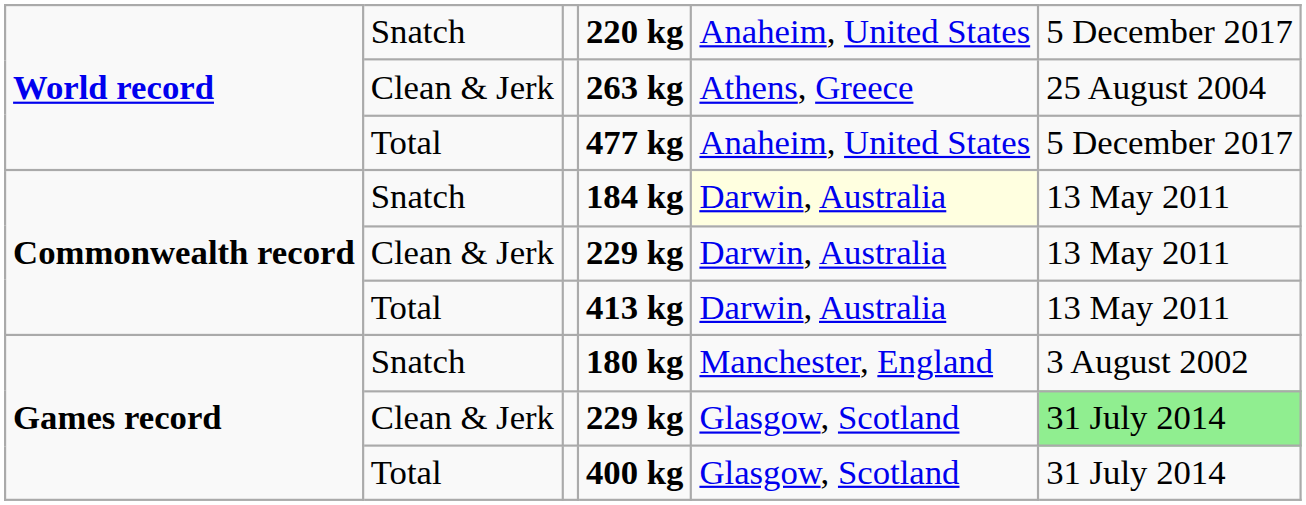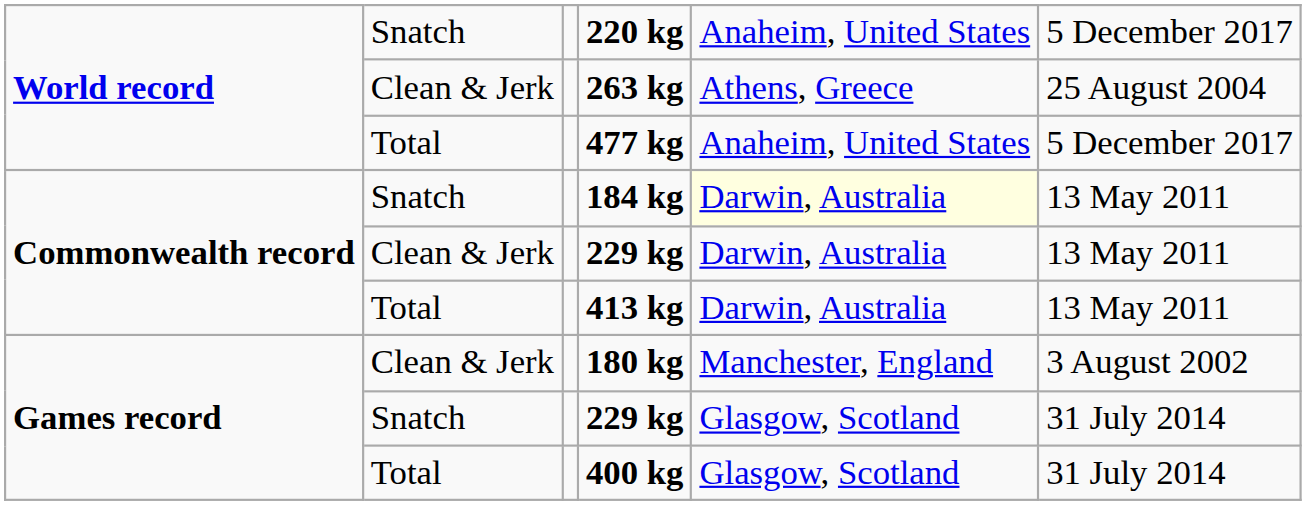(418, 362) Snatch -> (462, 362) Clean & Jerk
(462, 417) Clean & Jerk -> (418, 417) Snatch
(1136, 417) lightgreen background -> (1136, 417) no background
